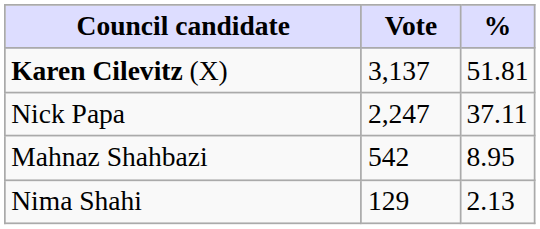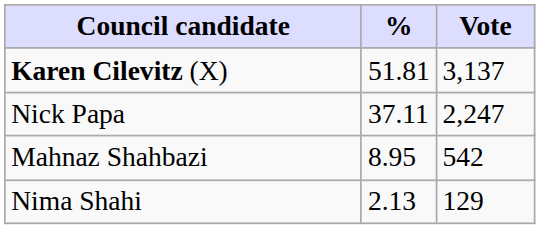columns swapped: (411, 26) <-> (498, 26)
